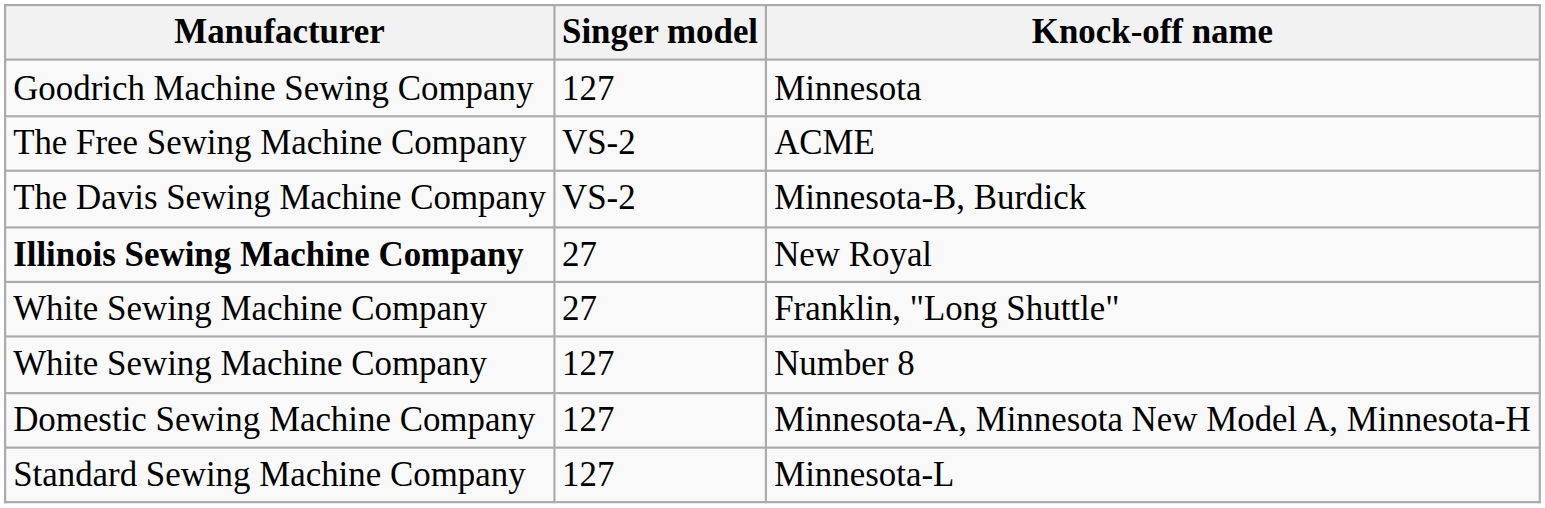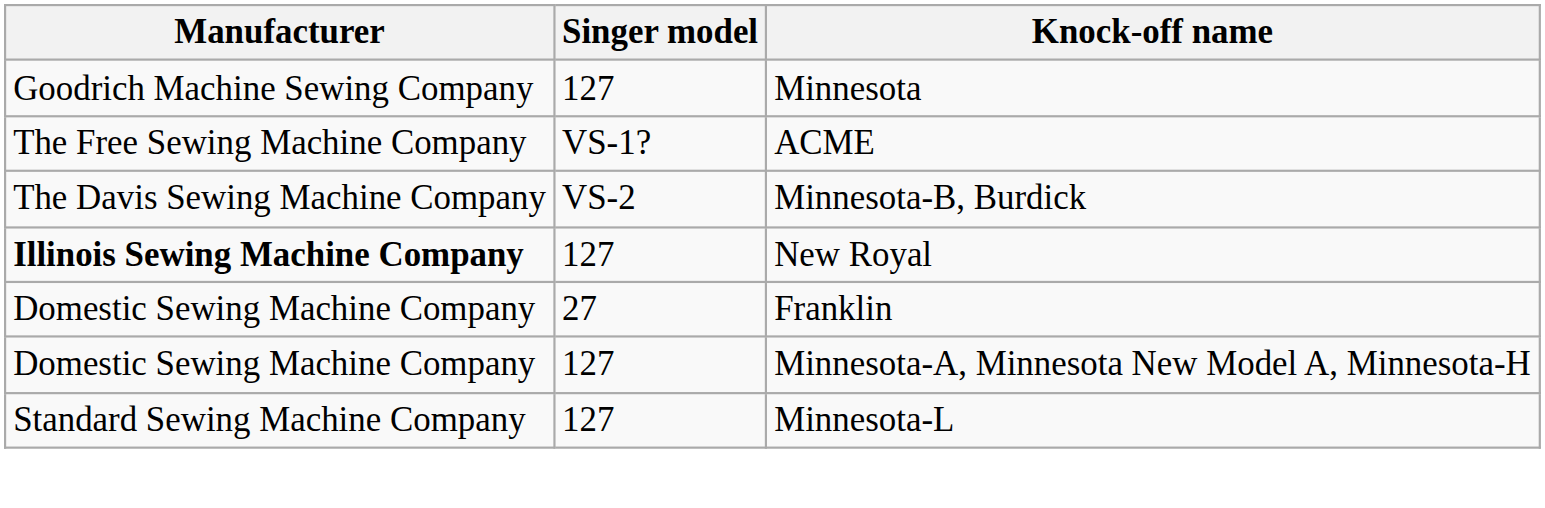(599, 142) VS-2 -> (607, 142) VS-1?
(579, 253) 27 -> (588, 253) 127
- row: (947, 308)
- row: (844, 364)
+ row: (833, 308)
